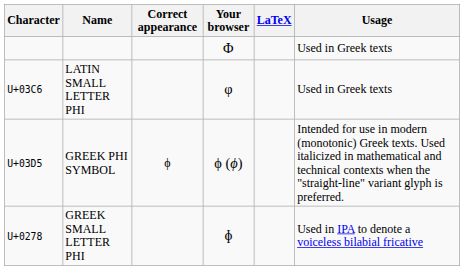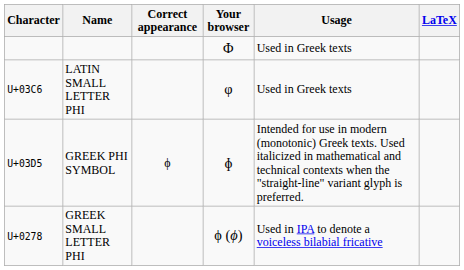columns swapped: (274, 20) <-> (377, 20)
(228, 162) ϕ (ϕ) -> (228, 162) ɸ
(228, 235) ɸ -> (228, 235) ϕ (ϕ)
